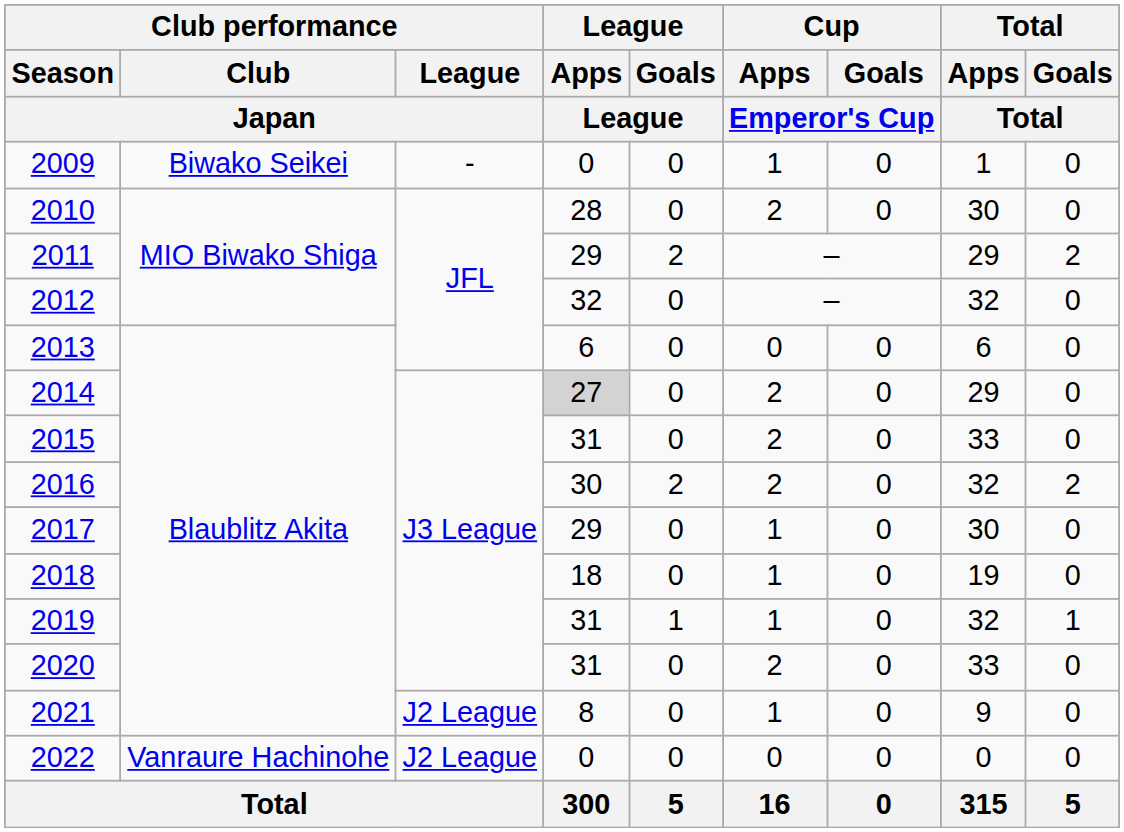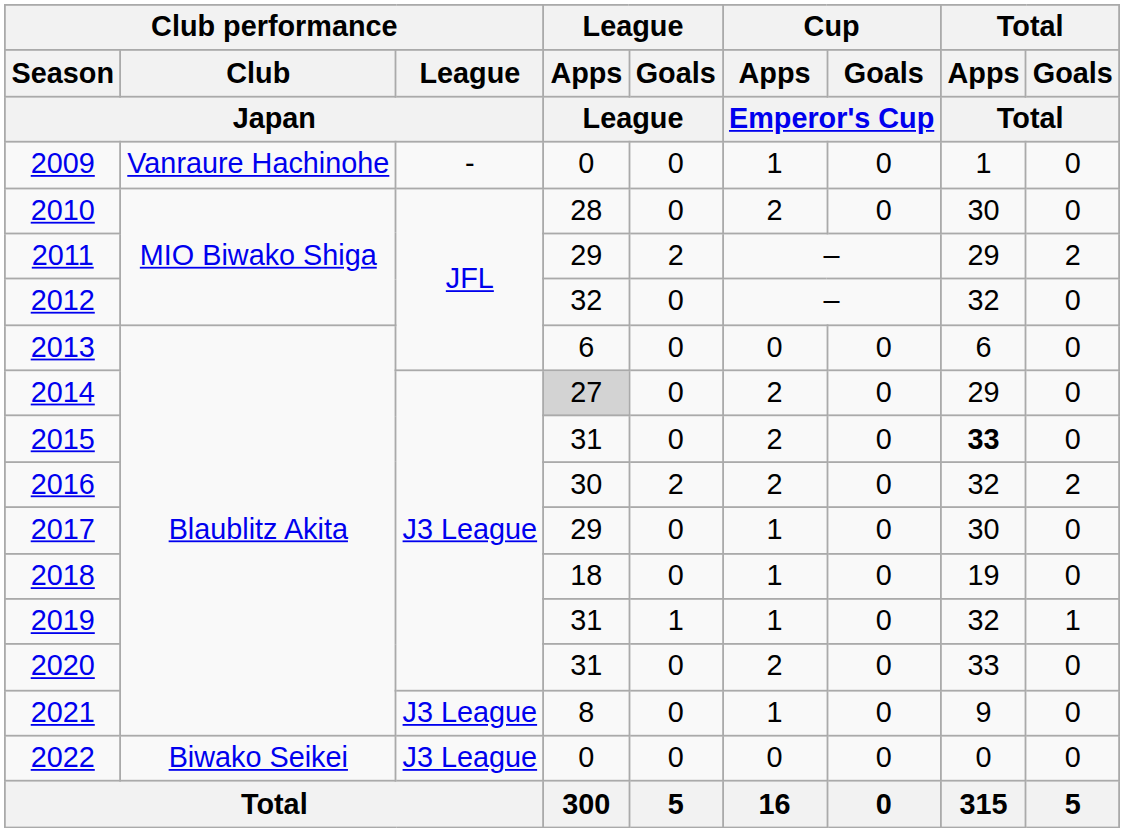(258, 164) Biwako Seikei -> (258, 164) Vanraure Hachinohe
(984, 438) normal -> (984, 438) bold
(470, 712) J2 League -> (470, 712) J3 League
(258, 758) Vanraure Hachinohe -> (258, 758) Biwako Seikei
(470, 758) J2 League -> (470, 758) J3 League
